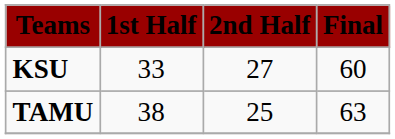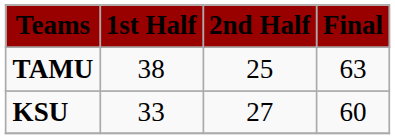rows swapped: (40, 68) <-> (53, 111)
